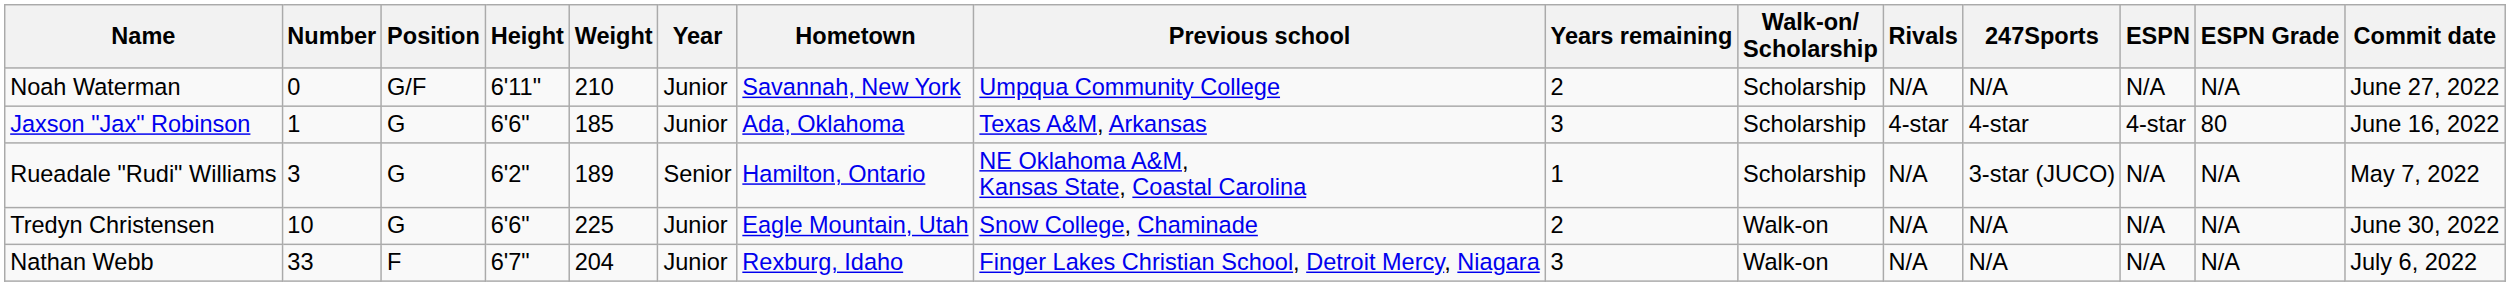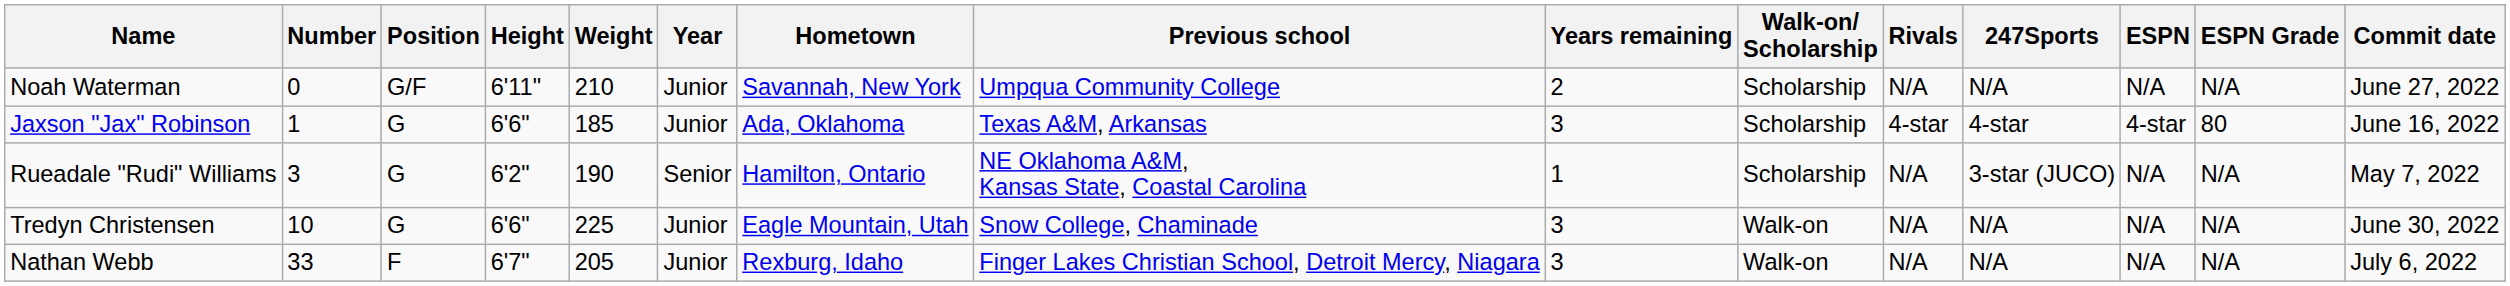(594, 174) 189 -> (594, 174) 190
(1557, 225) 2 -> (1557, 225) 3
(594, 262) 204 -> (594, 262) 205
